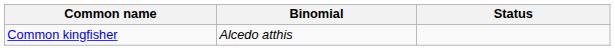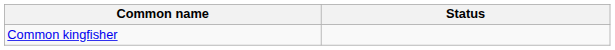- column: (316, 14)
